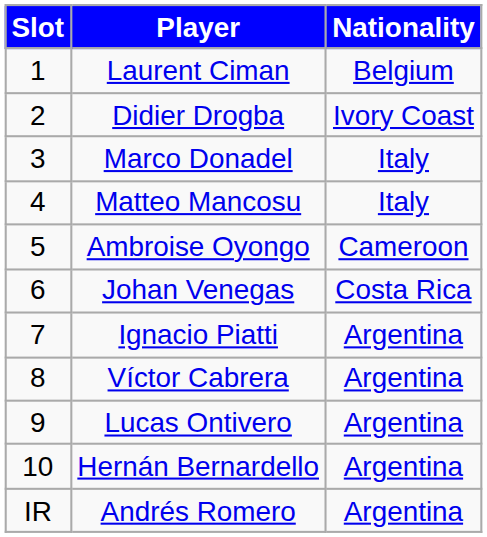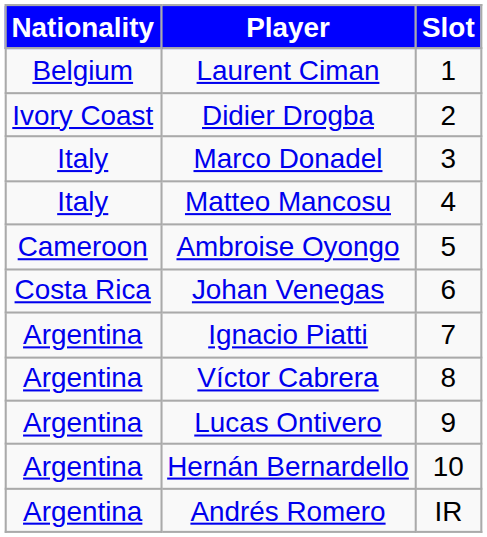columns swapped: (38, 27) <-> (403, 27)
